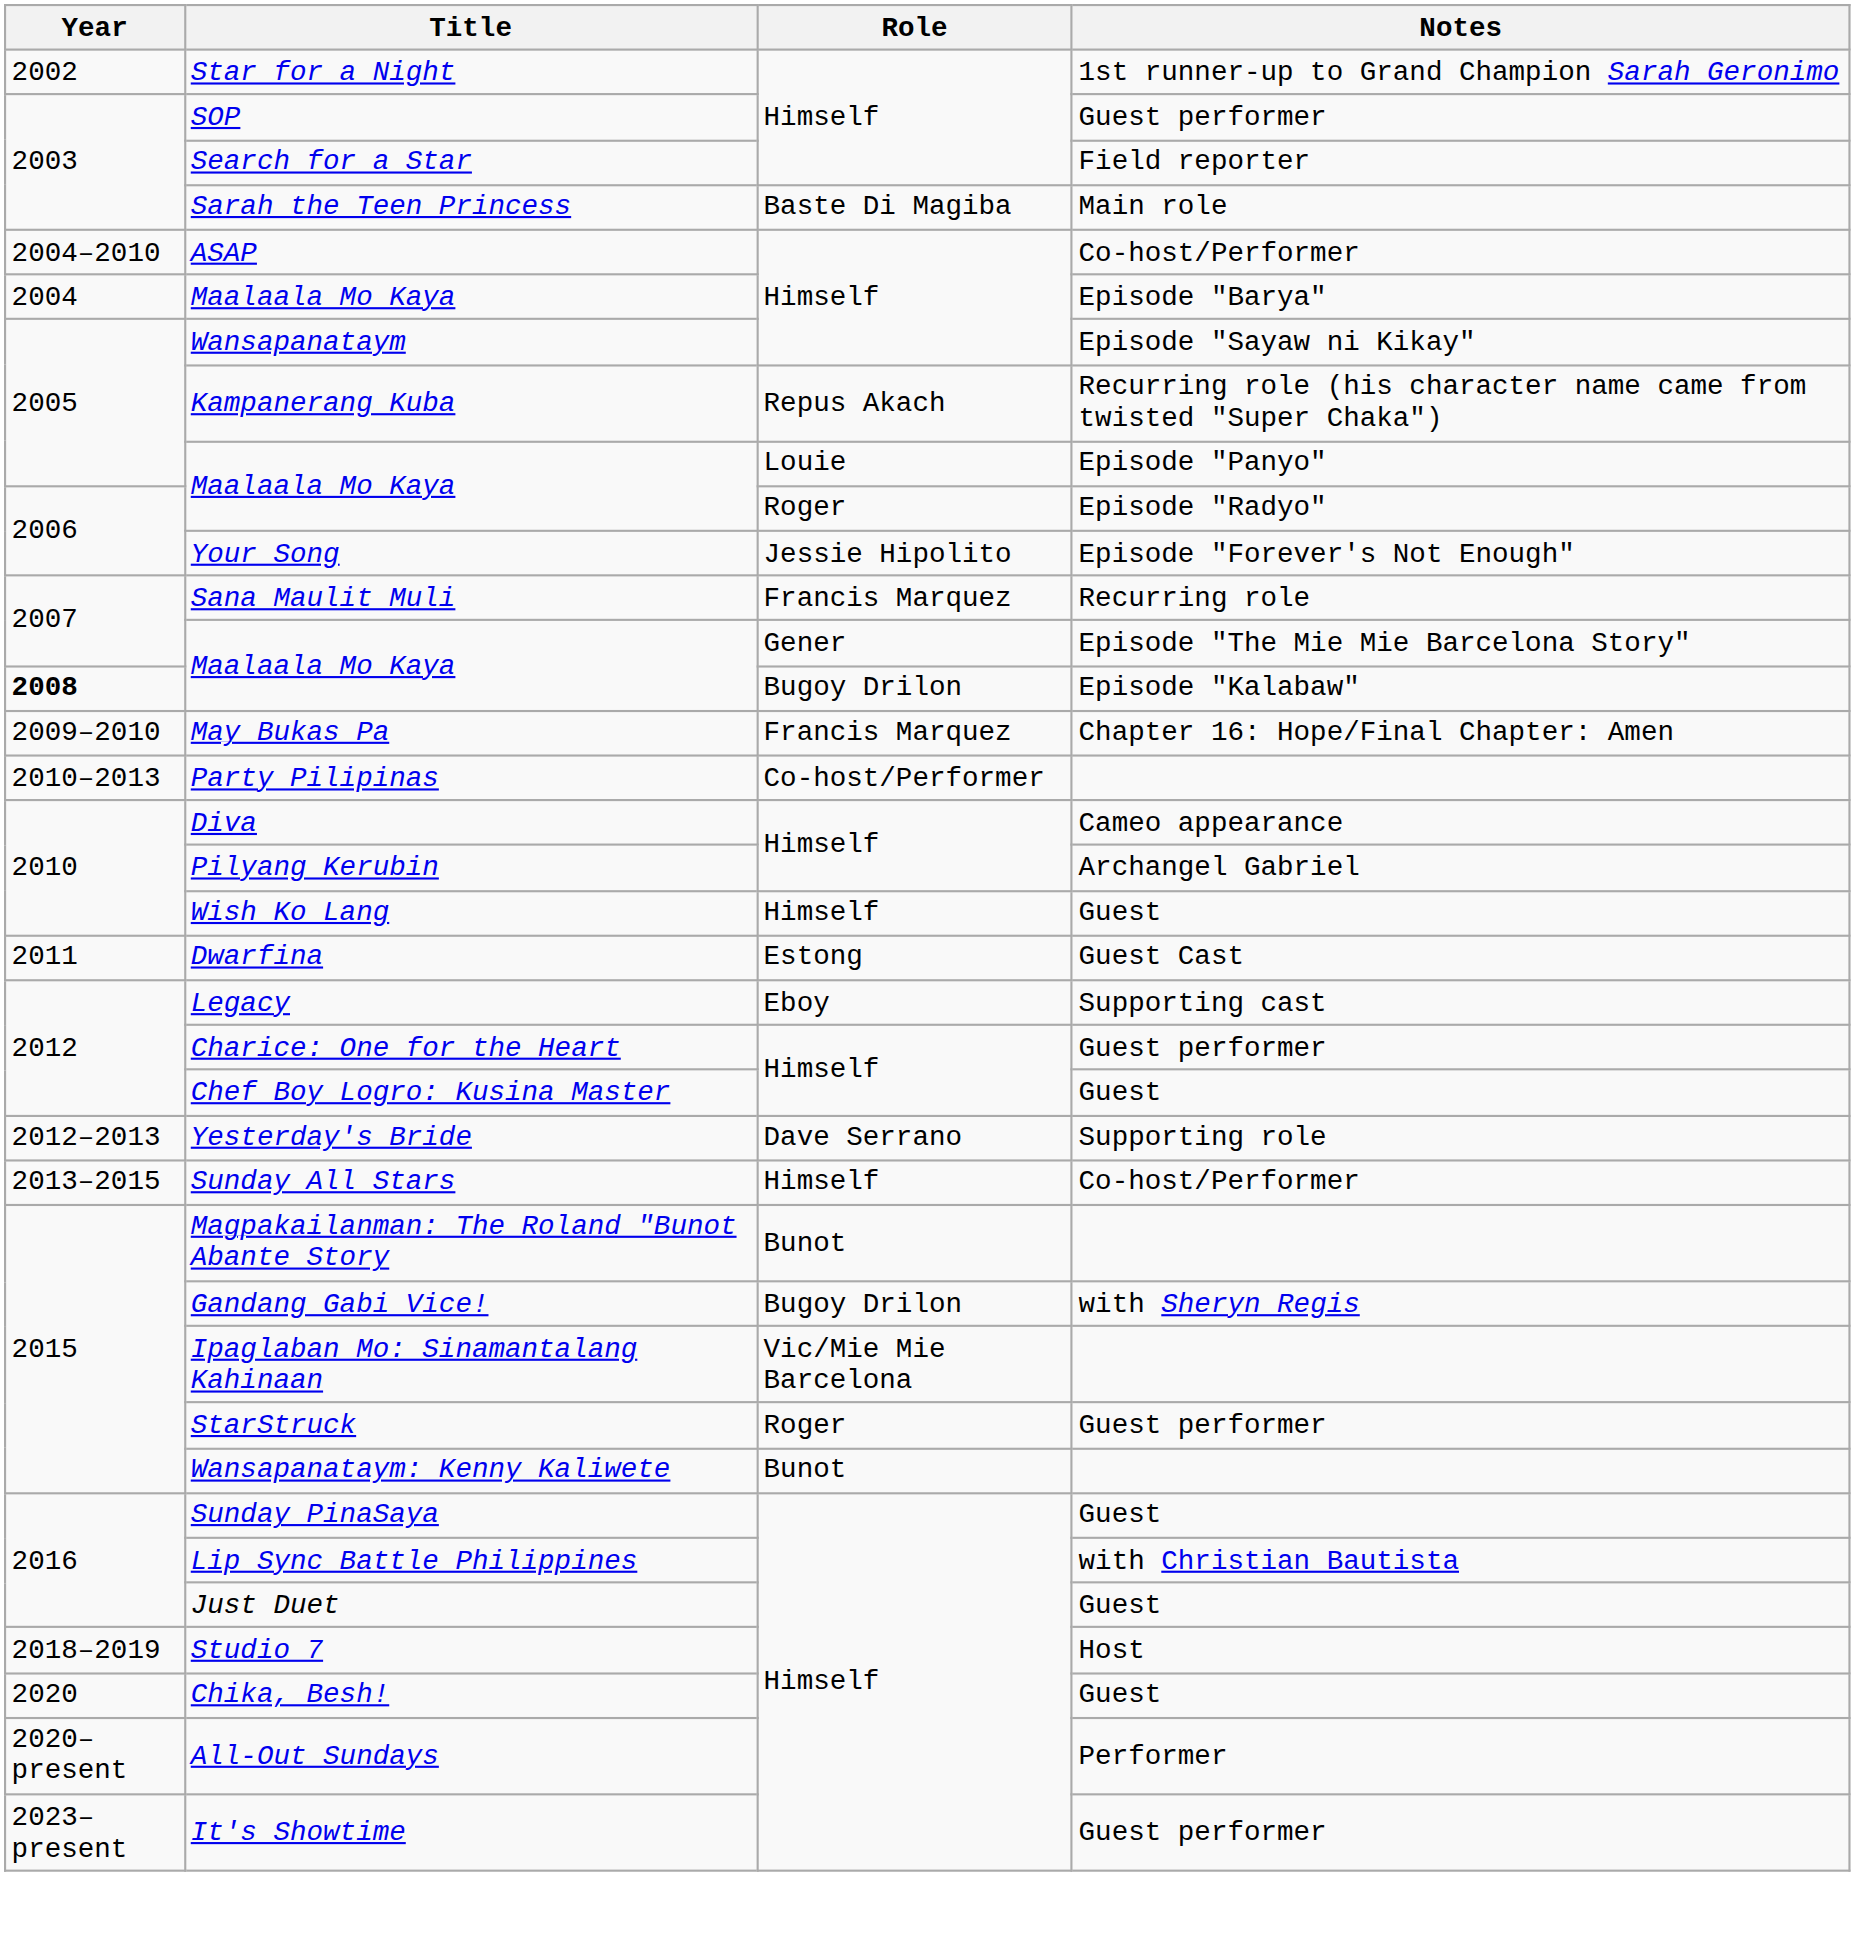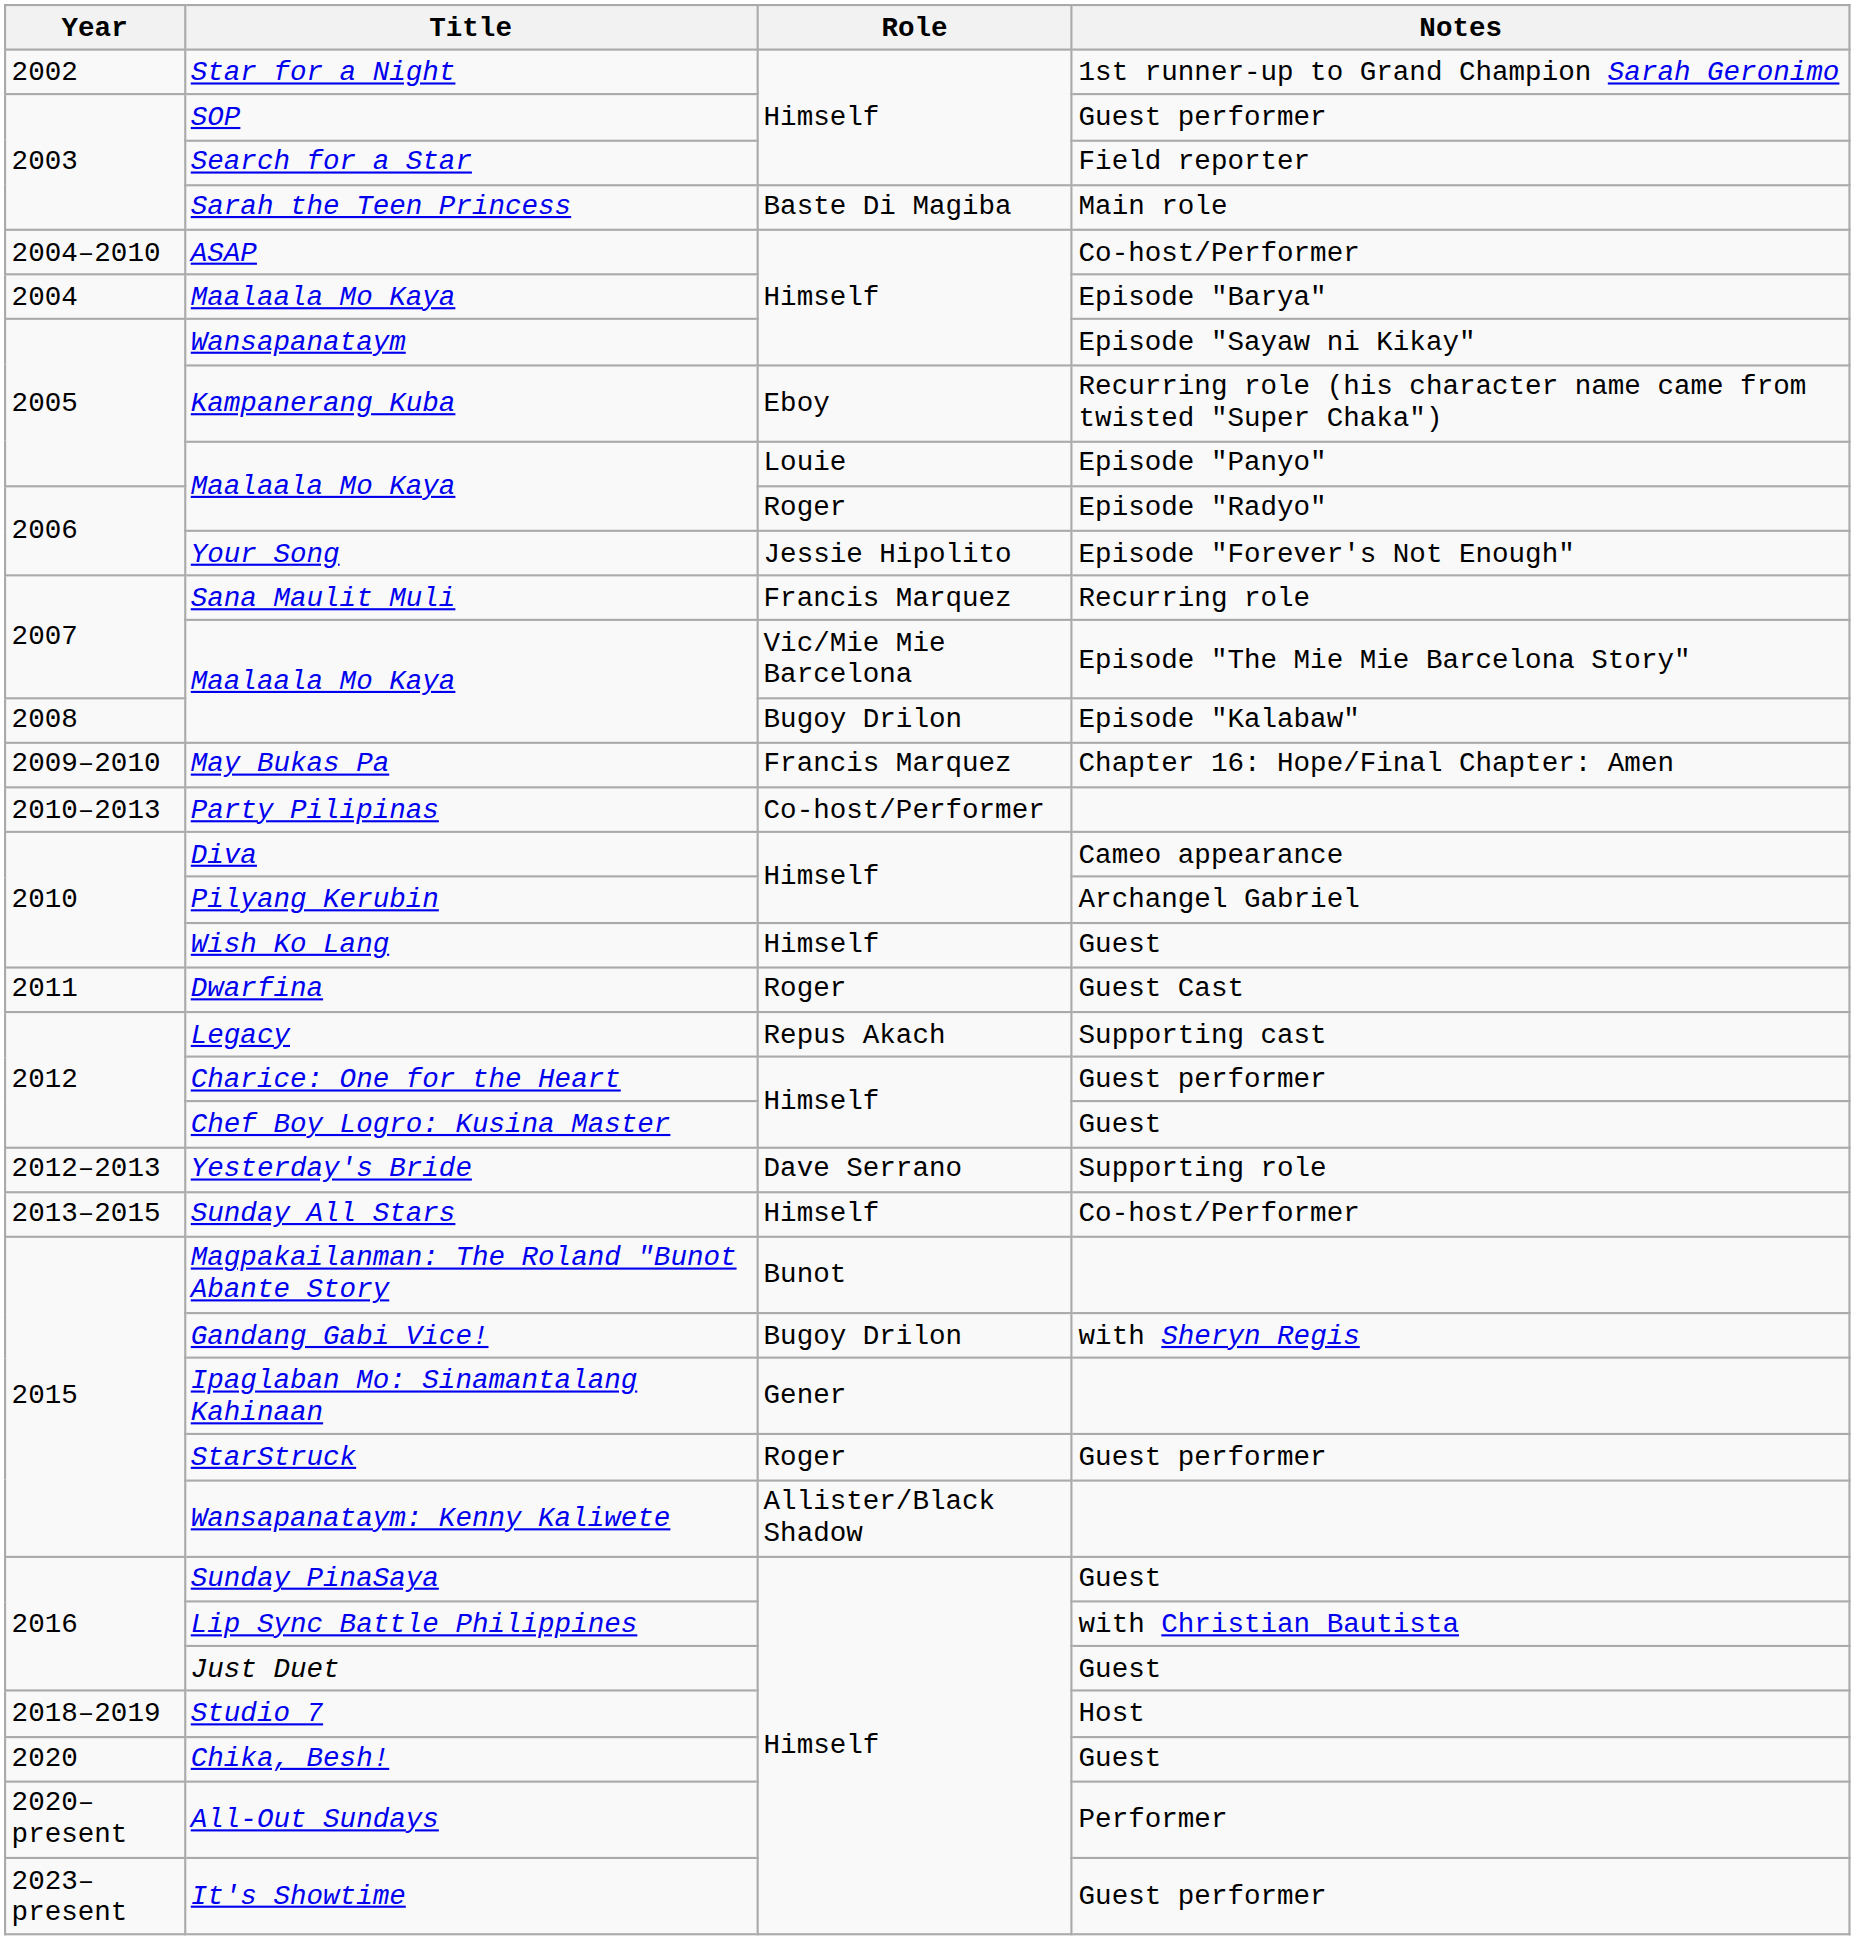(855, 403) Repus Akach -> (797, 403) Eboy
(805, 643) Gener -> (855, 659) Vic/Mie Mie Barcelona
(45, 688) bold -> (45, 720) normal
(813, 958) Estong -> (805, 989) Roger
(797, 1003) Eboy -> (855, 1034) Repus Akach
(855, 1365) Vic/Mie Mie Barcelona -> (805, 1397) Gener
(805, 1470) Bunot -> (879, 1518) Allister/Black Shadow
